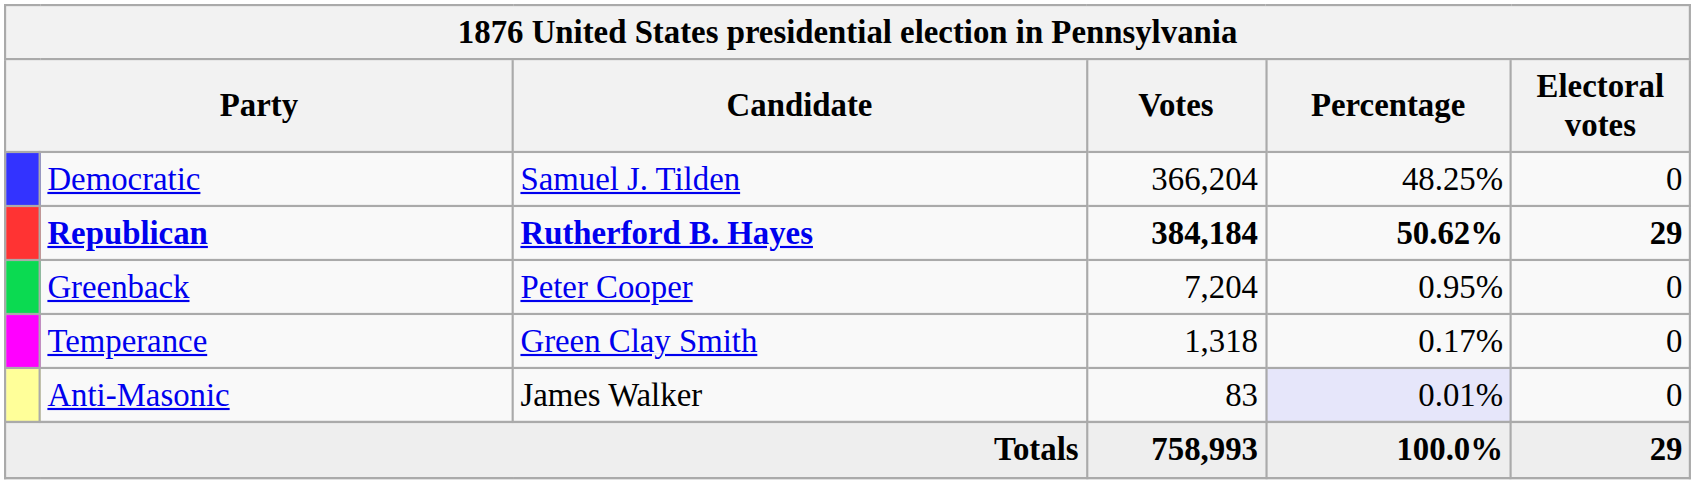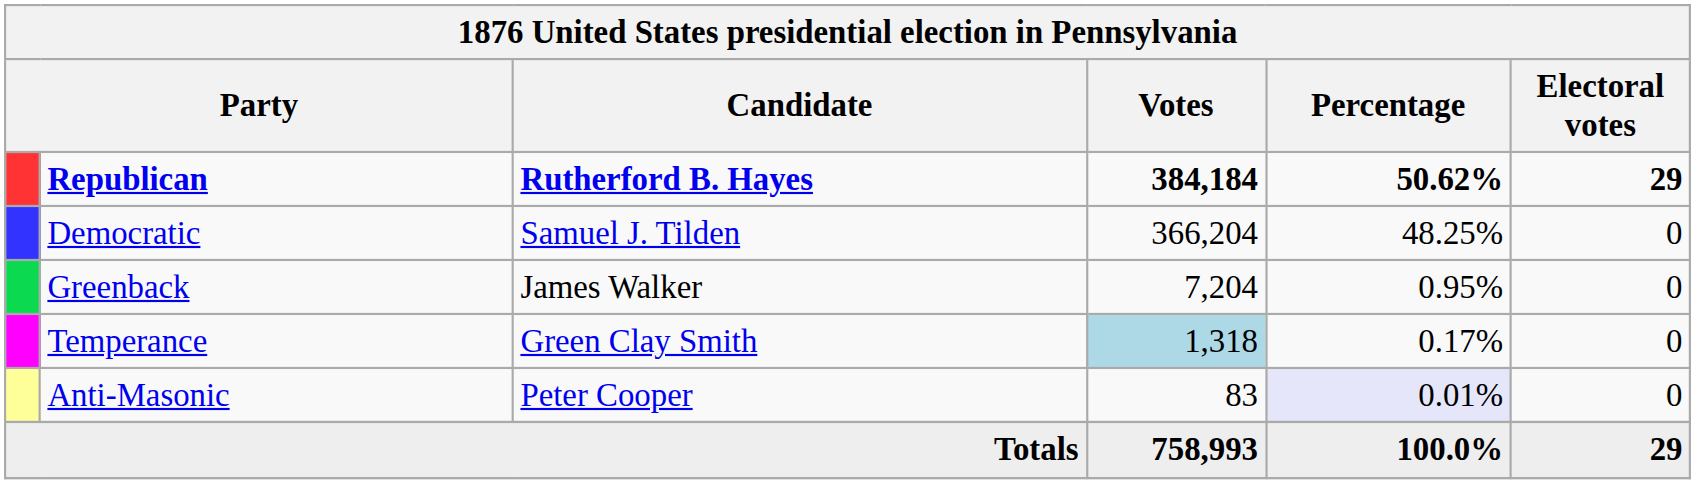rows swapped: (128, 233) <-> (124, 178)
(607, 287) Peter Cooper -> (611, 287) James Walker
(1221, 341) no background -> (1221, 341) lightblue background
(611, 395) James Walker -> (607, 395) Peter Cooper
